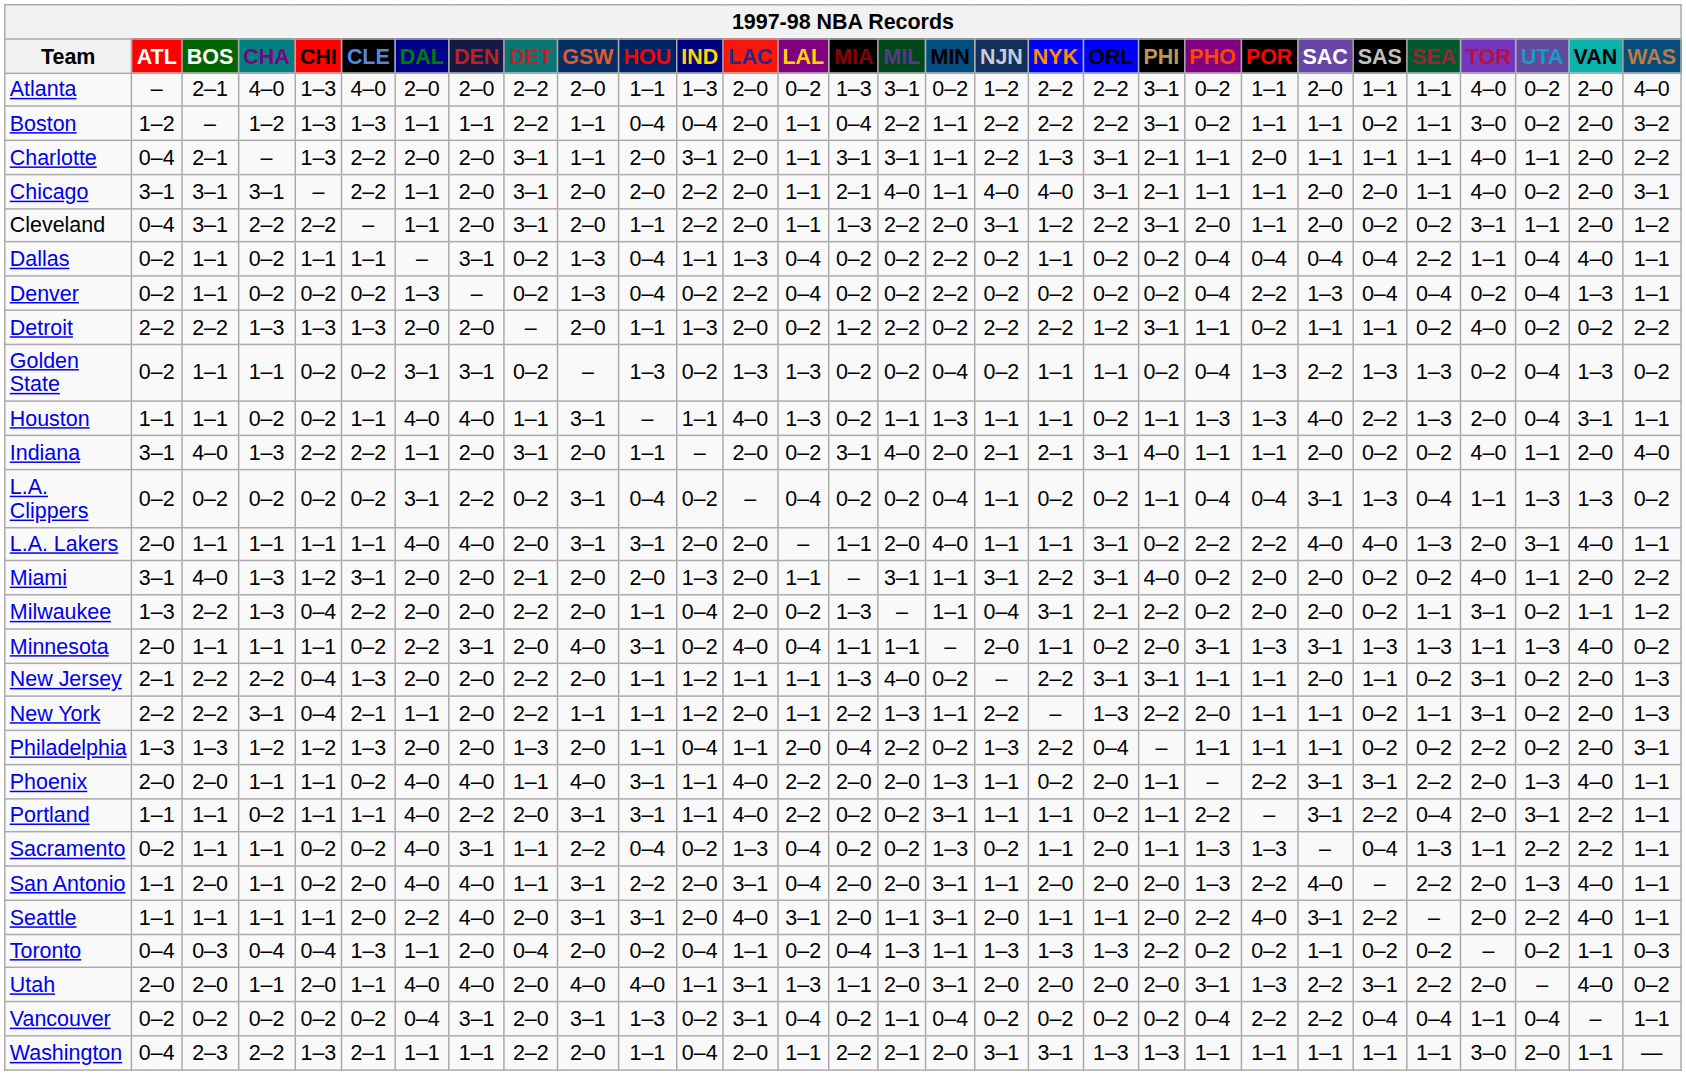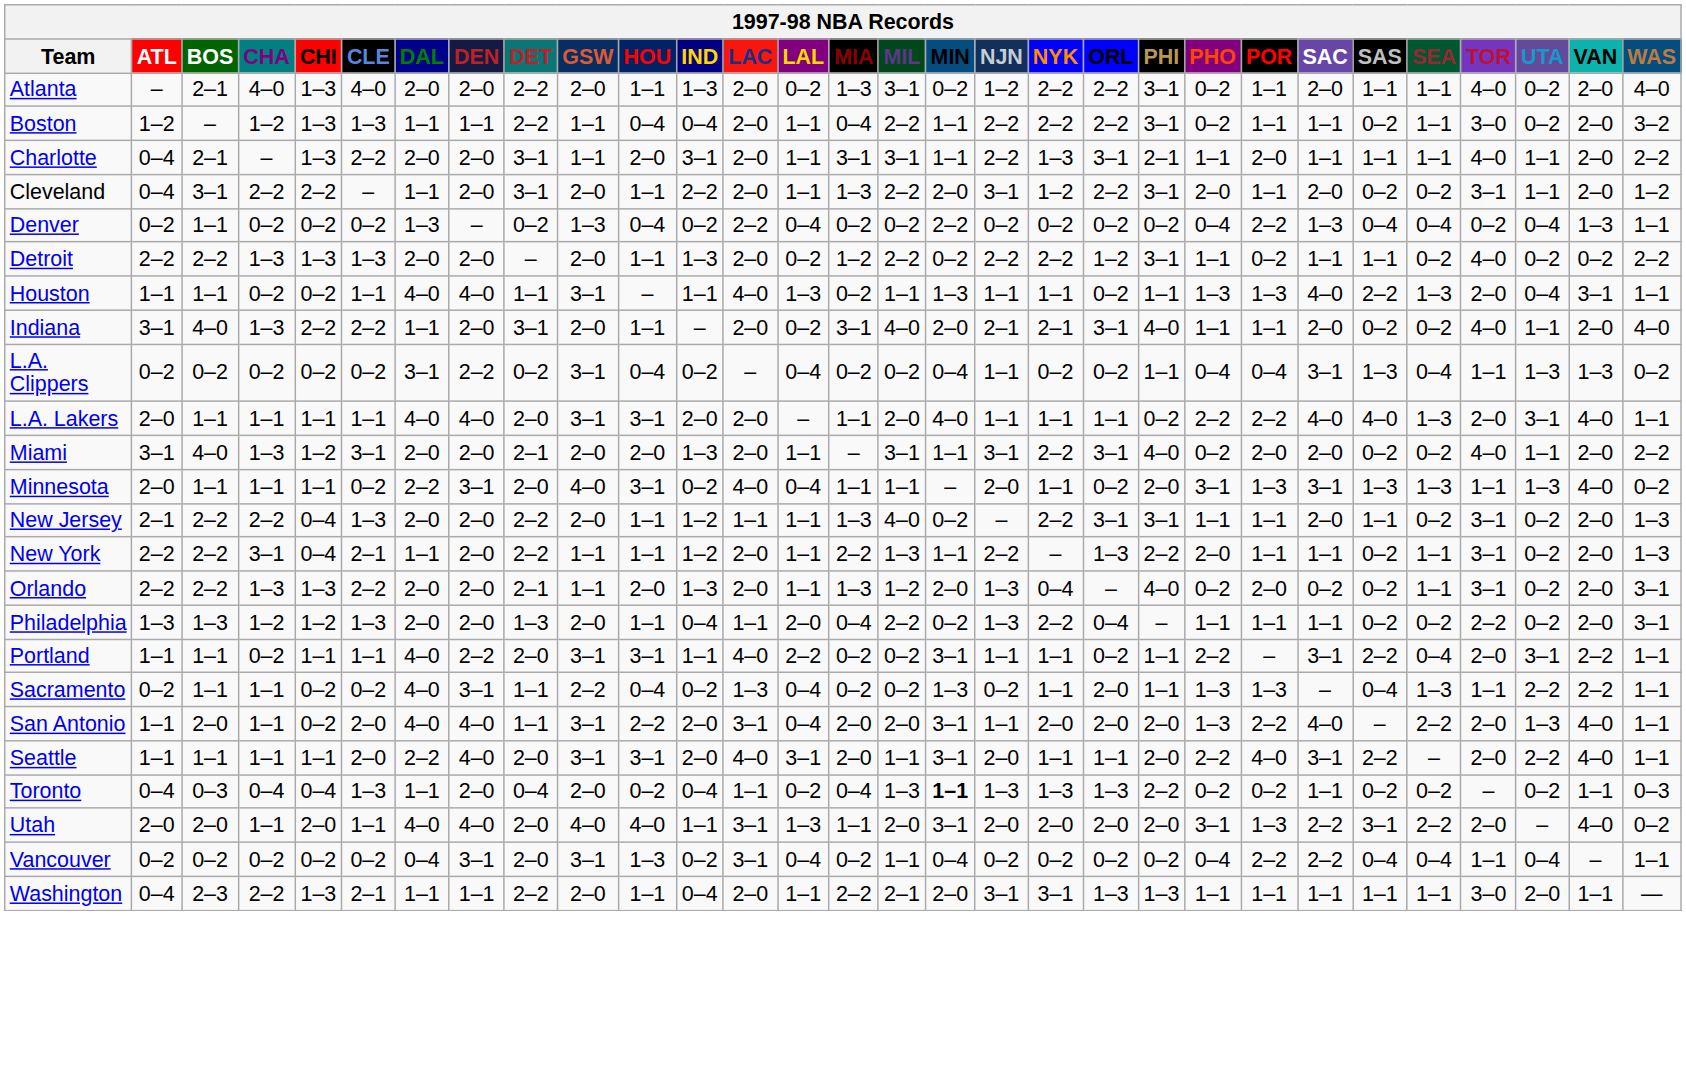- row: (49, 192)
- row: (40, 259)
- row: (44, 373)
(1111, 544) 3–1 -> (1111, 419) 1–1
- row: (60, 612)
+ row: (48, 588)
- row: (49, 782)
(950, 951) normal -> (950, 792) bold
